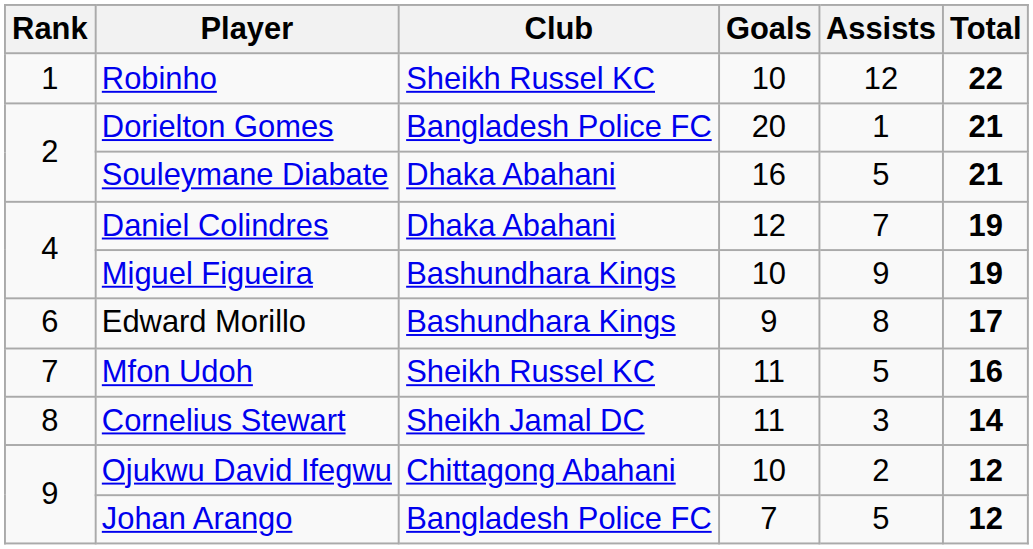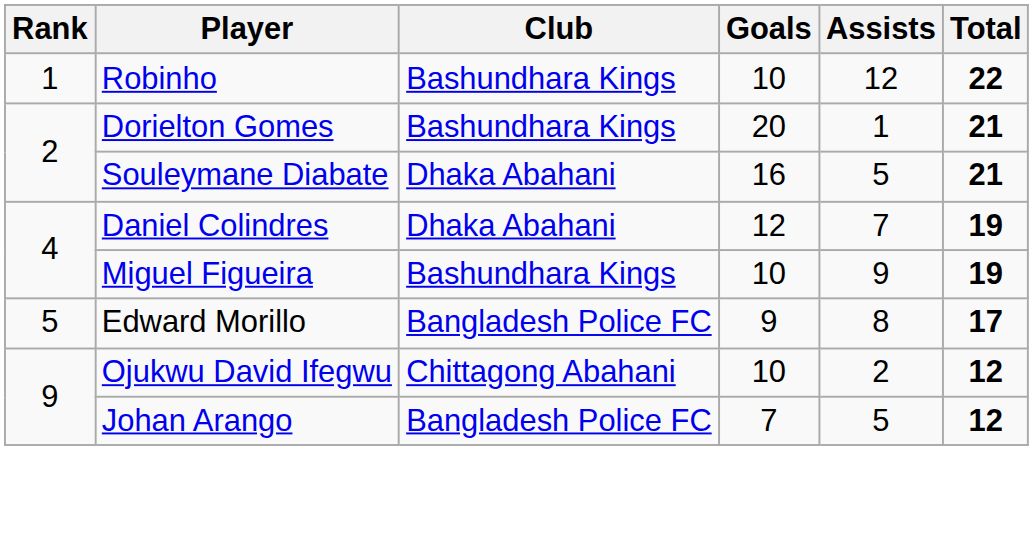(531, 77) Sheikh Russel KC -> (541, 77) Bashundhara Kings
(559, 126) Bangladesh Police FC -> (541, 126) Bashundhara Kings
(50, 322) 6 -> (50, 322) 5
(541, 322) Bashundhara Kings -> (559, 322) Bangladesh Police FC
- row: (177, 371)
- row: (224, 420)
